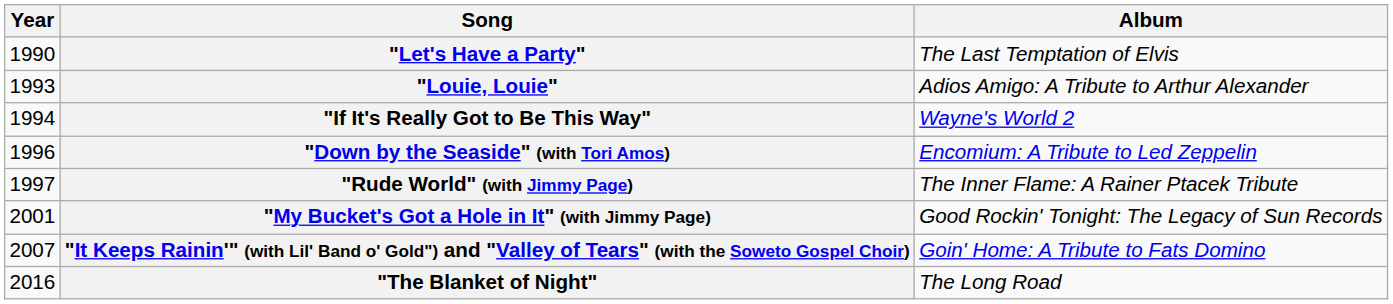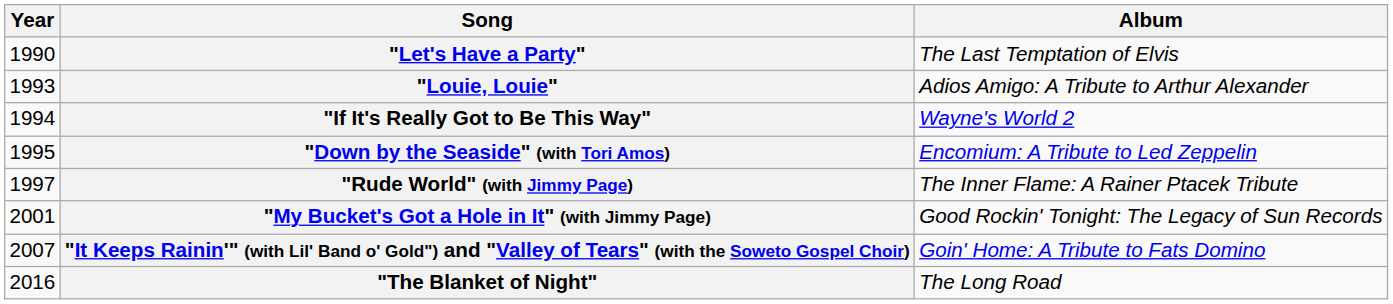(32, 151) 1996 -> (32, 151) 1995
